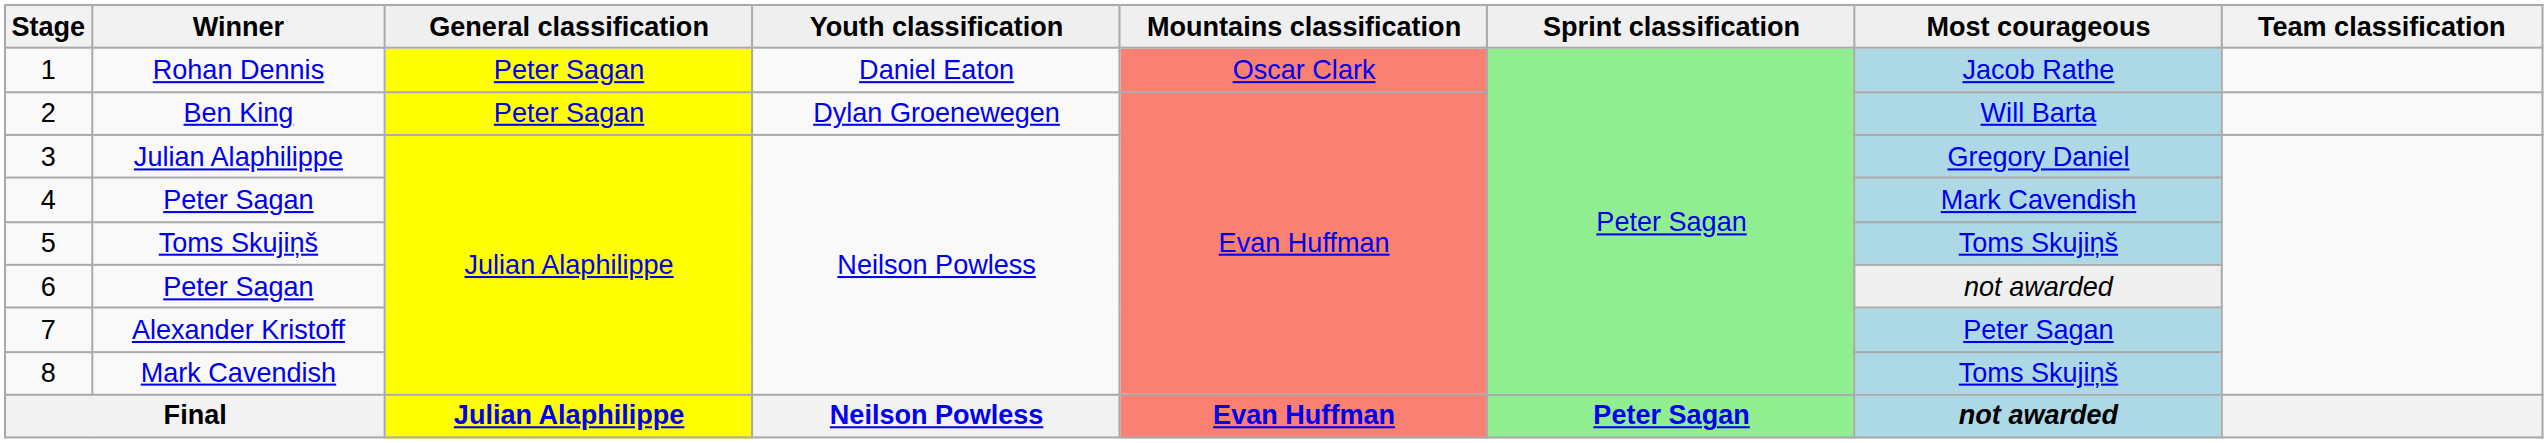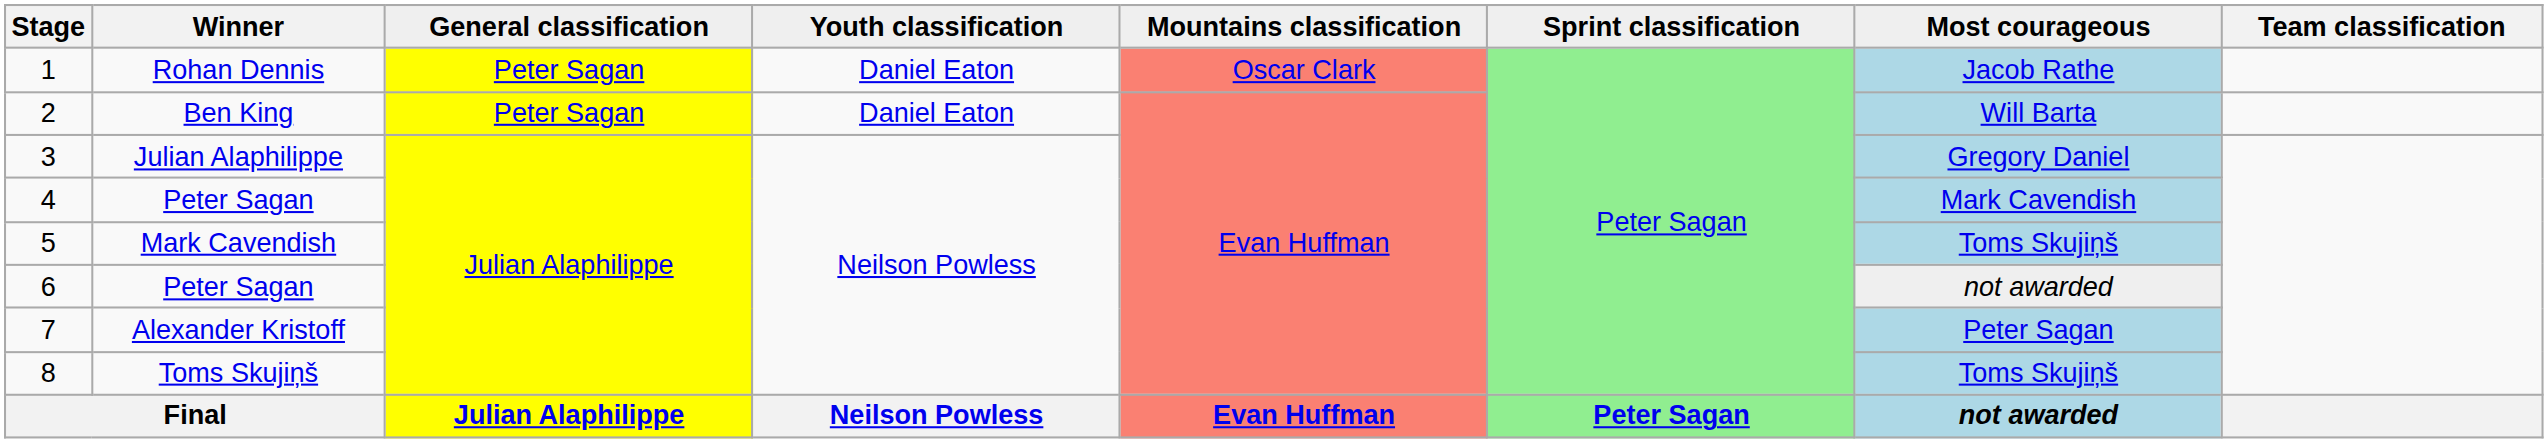(937, 114) Dylan Groenewegen -> (937, 114) Daniel Eaton
(238, 243) Toms Skujiņš -> (238, 243) Mark Cavendish
(238, 373) Mark Cavendish -> (238, 373) Toms Skujiņš
